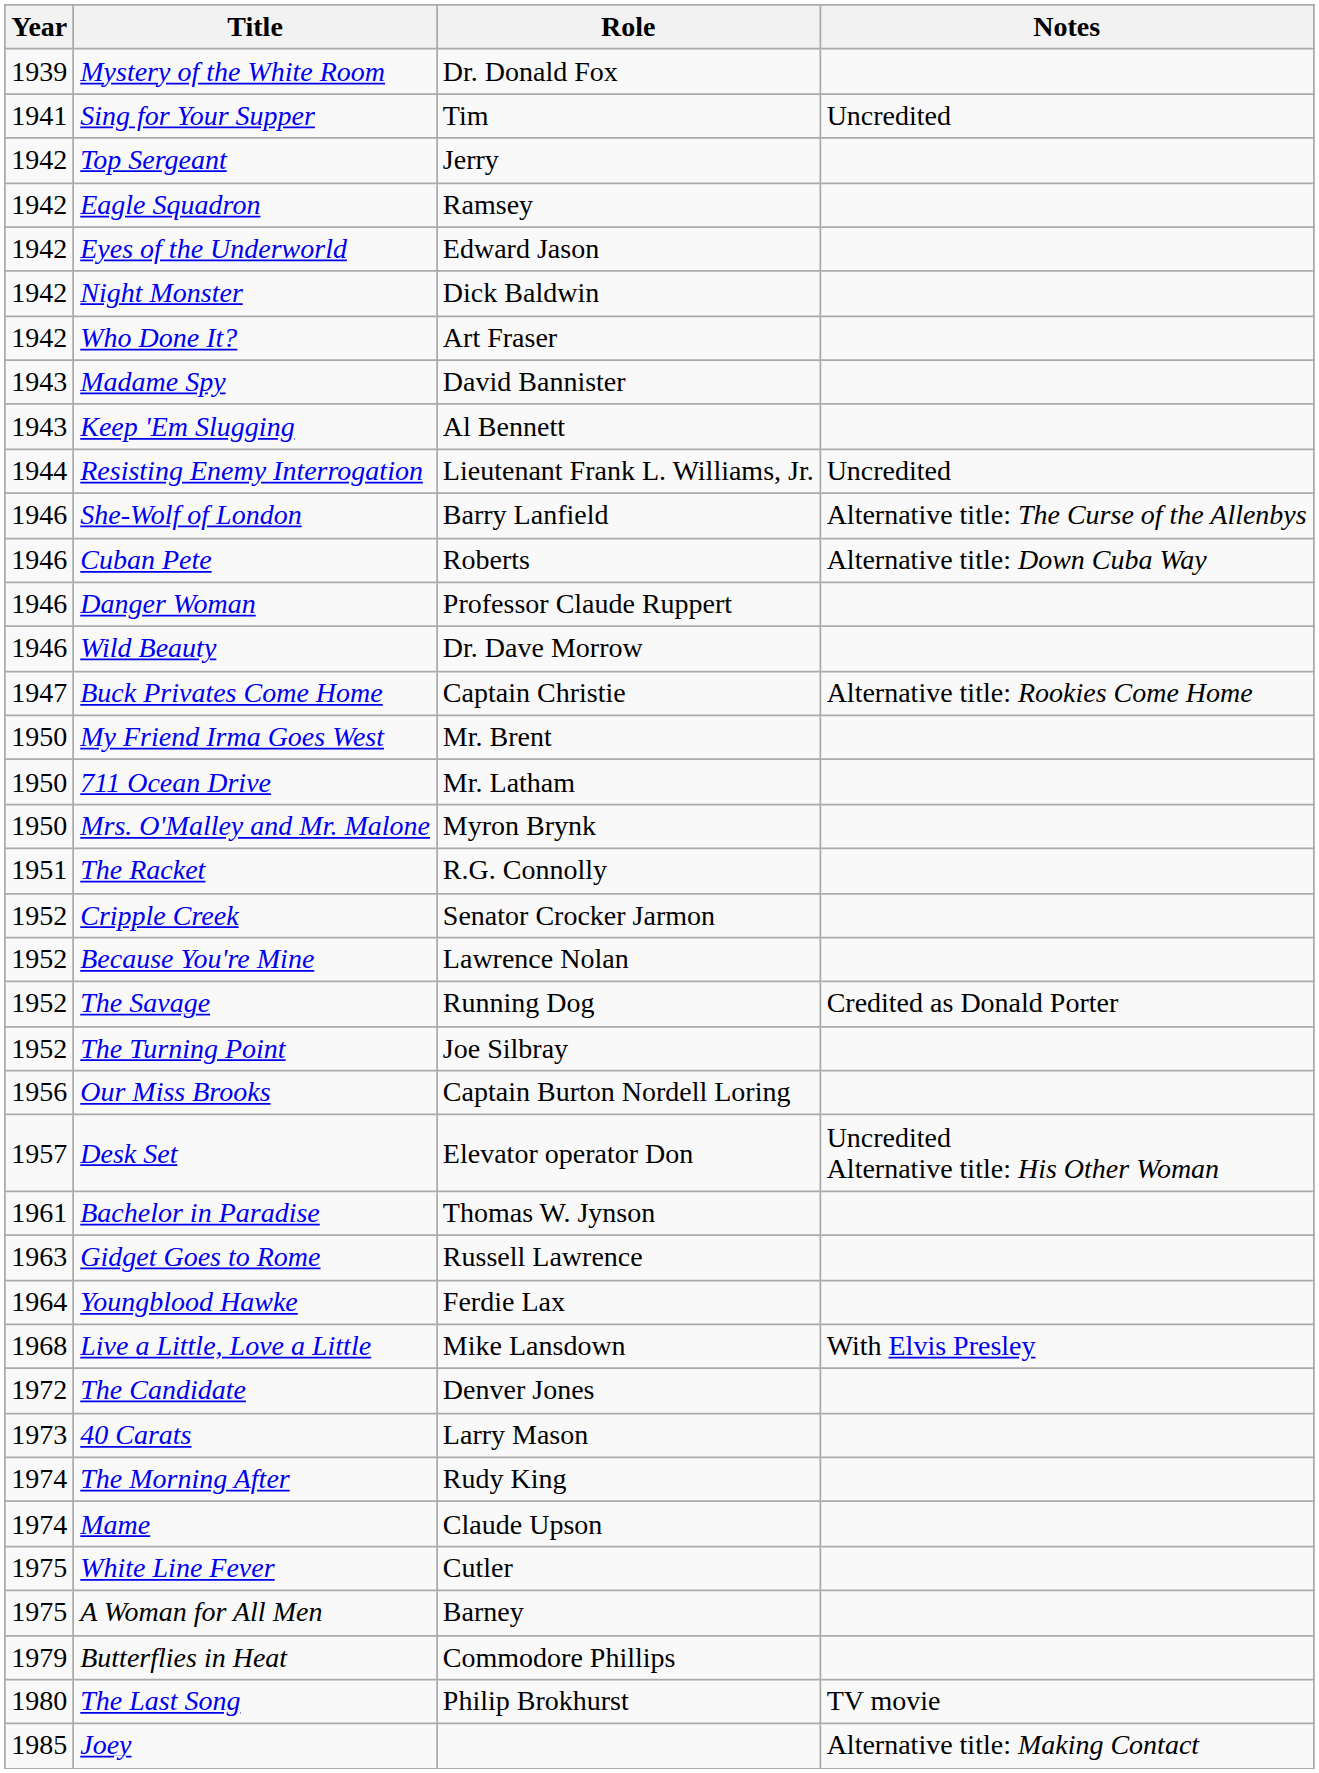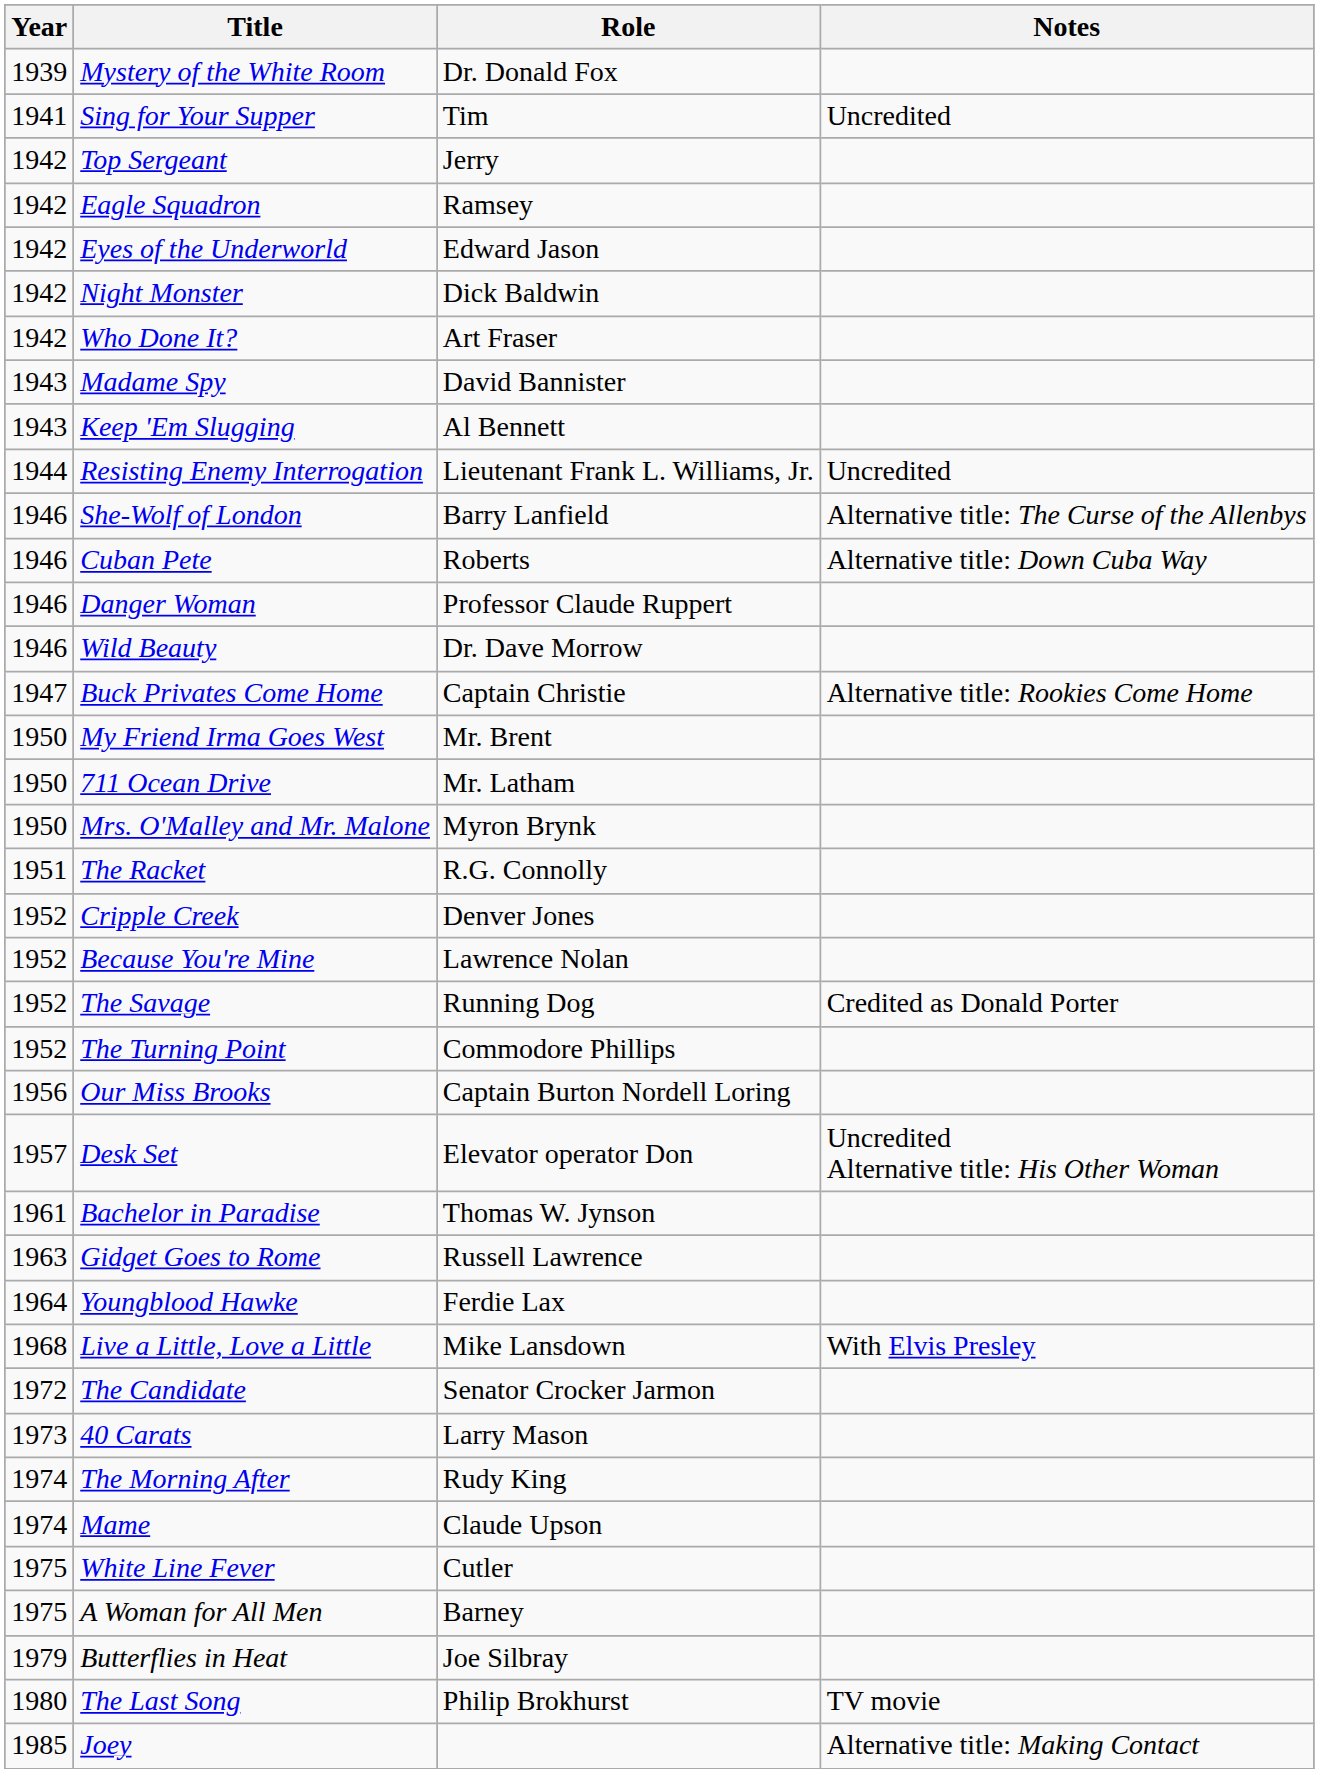(579, 914) Senator Crocker Jarmon -> (519, 914) Denver Jones
(505, 1048) Joe Silbray -> (559, 1048) Commodore Phillips
(519, 1390) Denver Jones -> (579, 1390) Senator Crocker Jarmon
(559, 1656) Commodore Phillips -> (505, 1656) Joe Silbray
